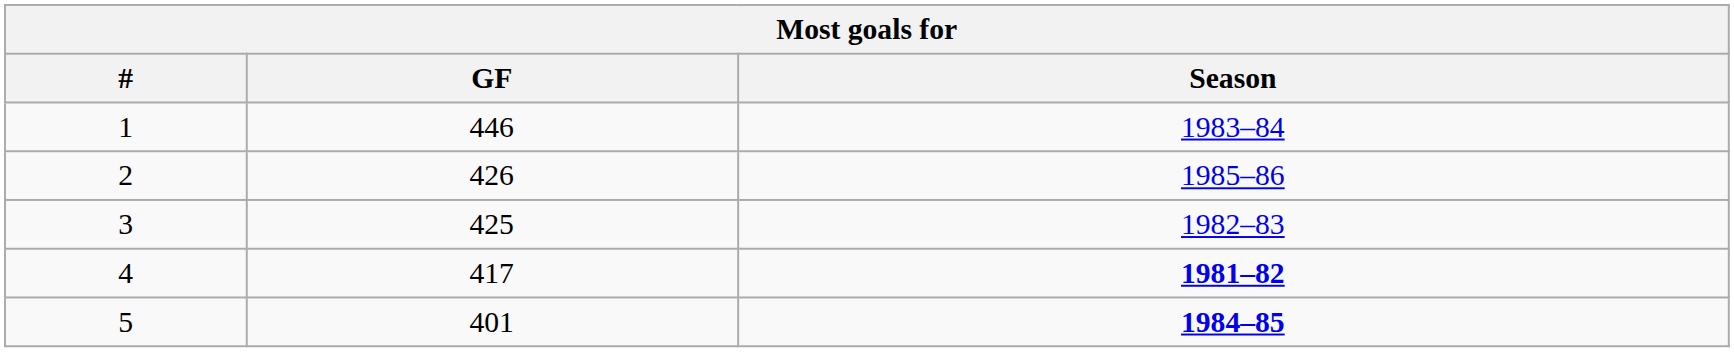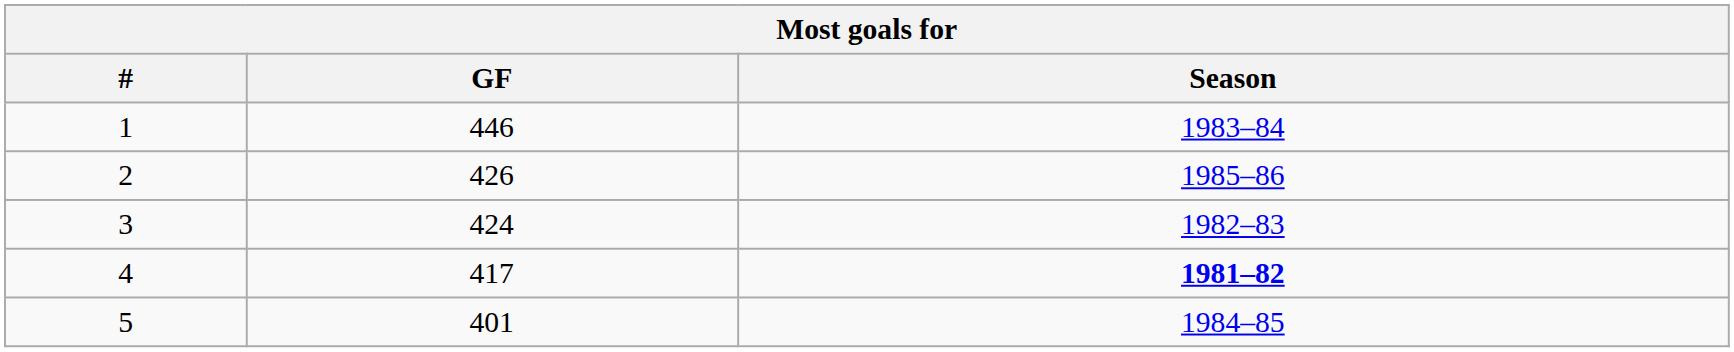(492, 224) 425 -> (492, 224) 424
(1233, 322) bold -> (1233, 322) normal
